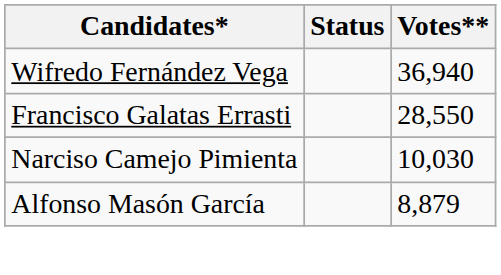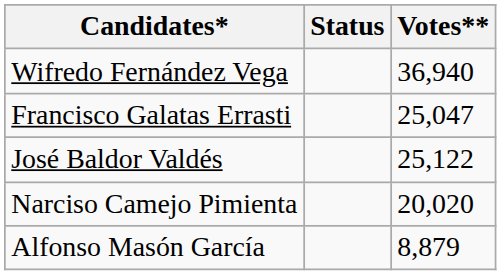(436, 114) 28,550 -> (436, 114) 25,047
+ row: (117, 159)
(436, 159) 10,030 -> (436, 203) 20,020
